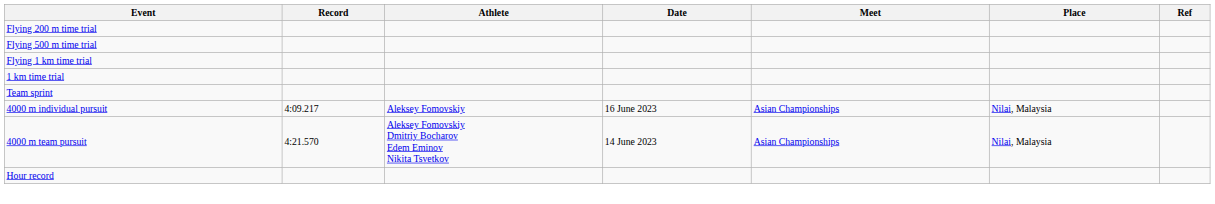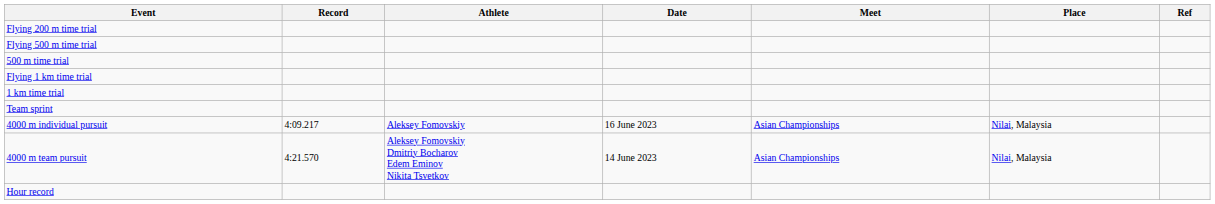+ row: (38, 60)
